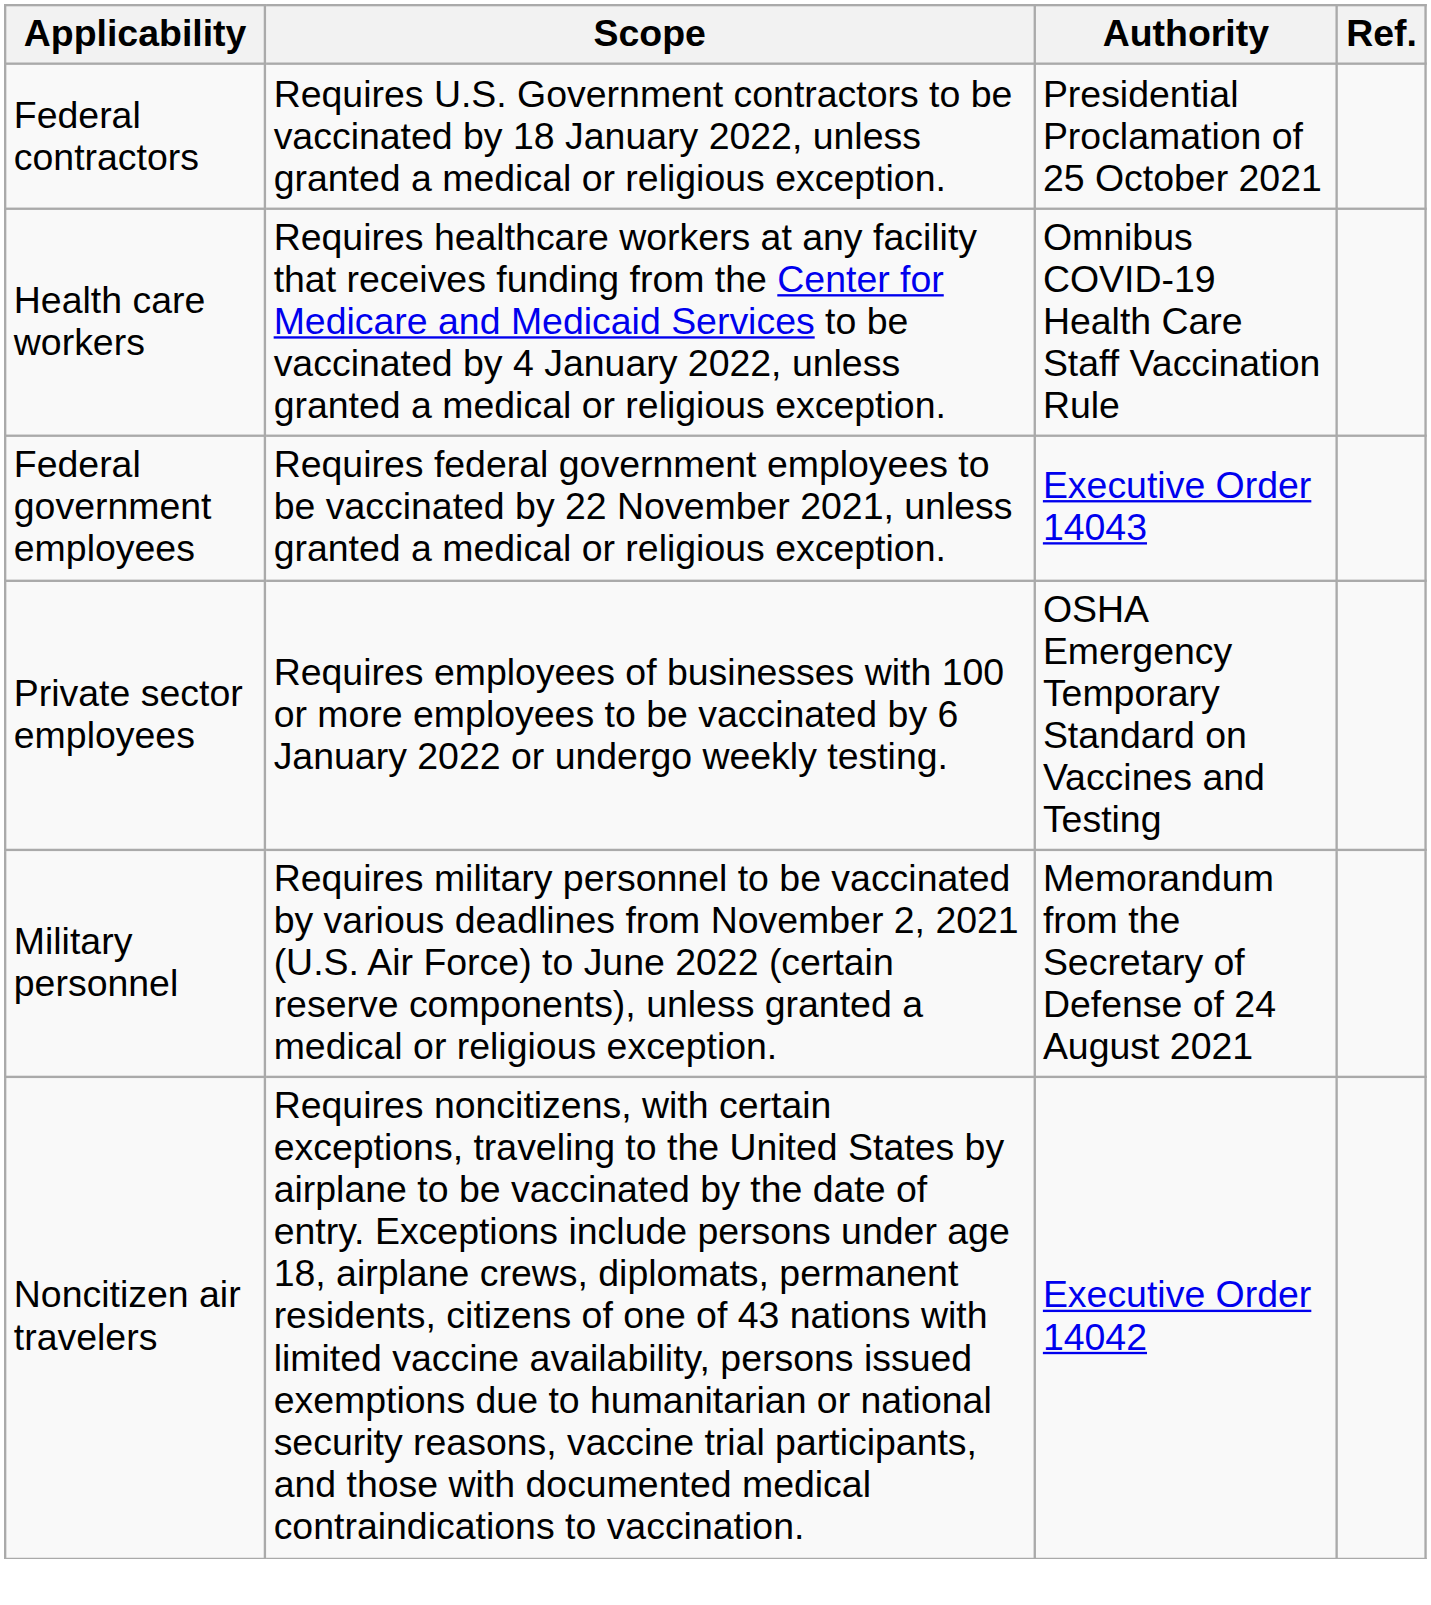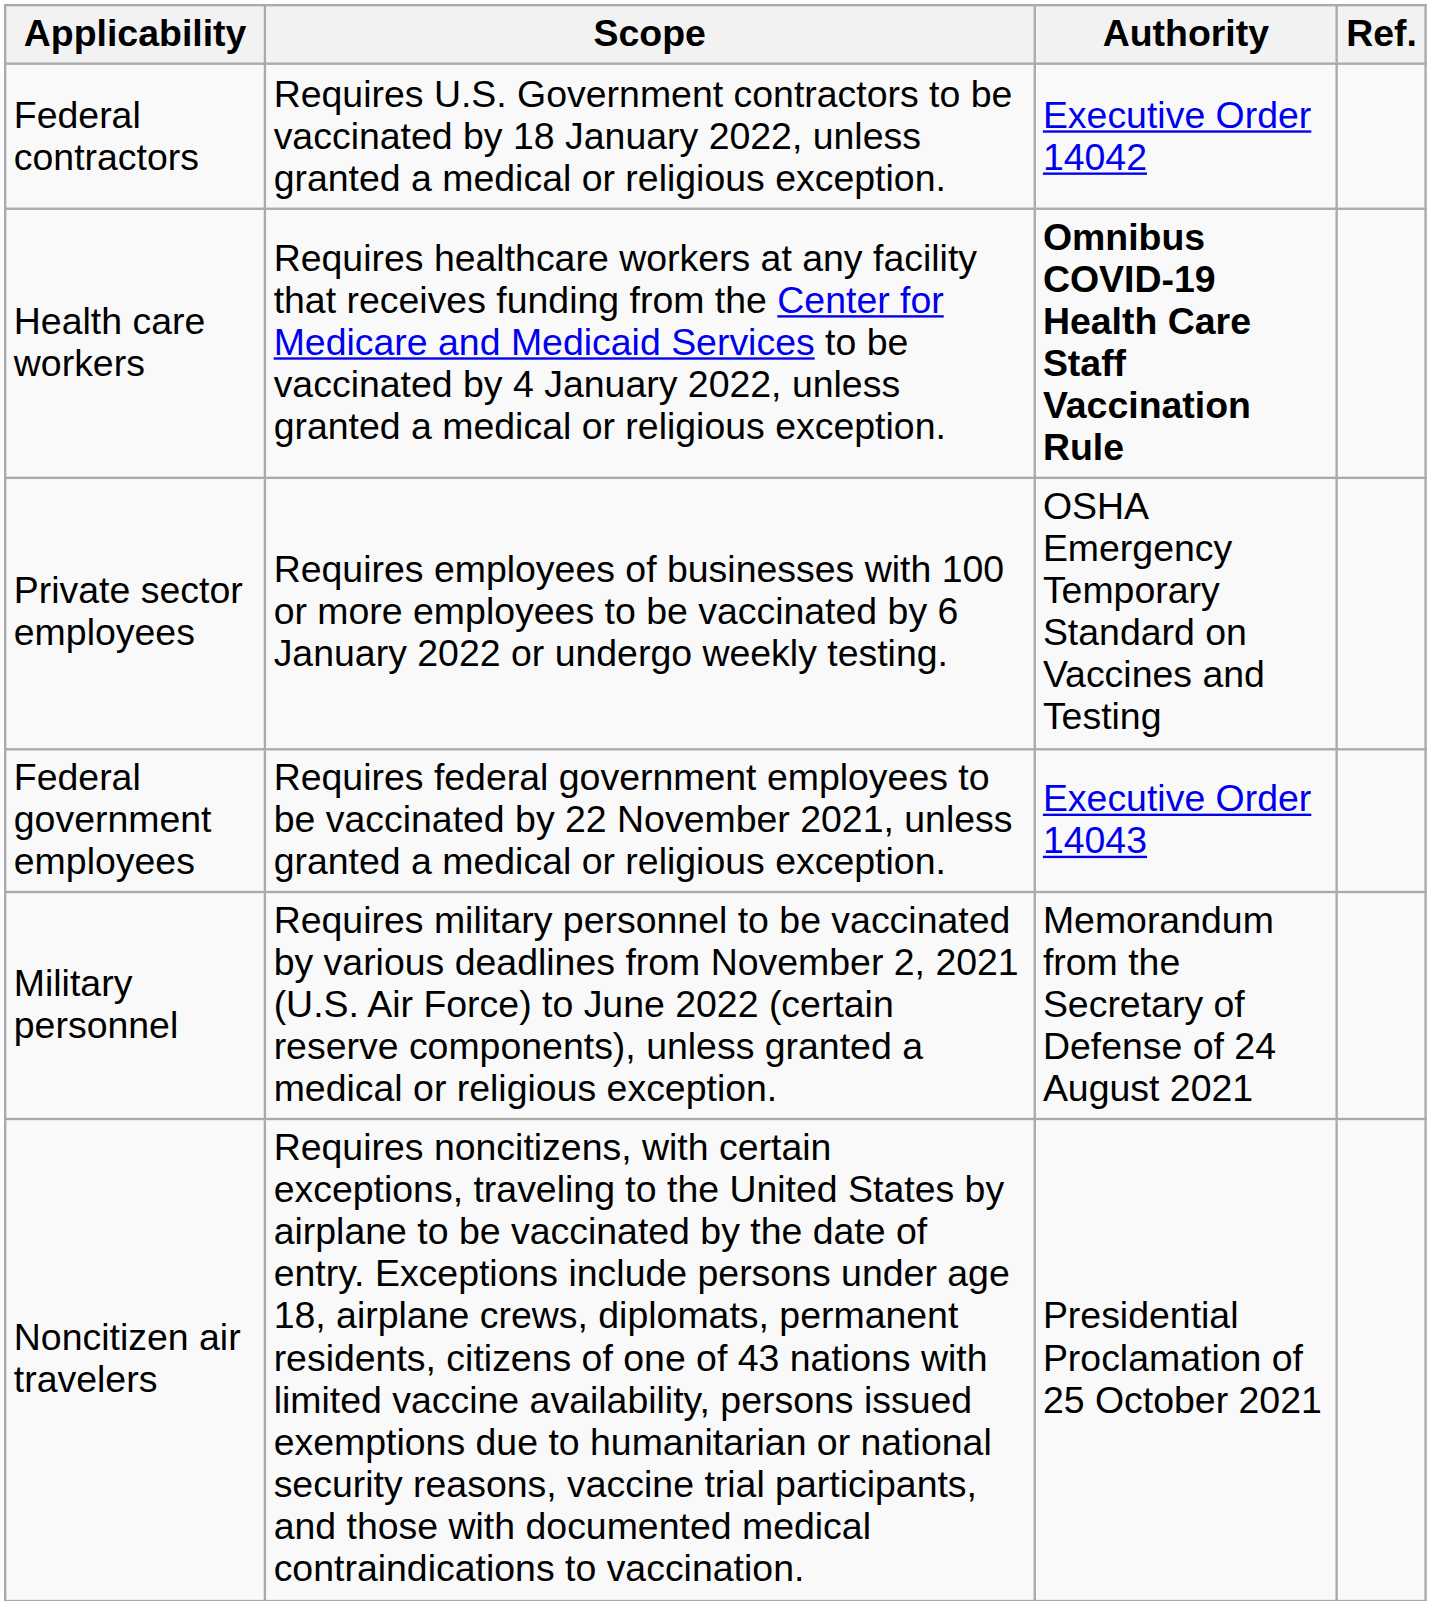(1182, 135) Presidential Proclamation of 25 October 2021 -> (1177, 135) Executive Order 14042
(1182, 321) normal -> (1147, 342) bold
rows swapped: (128, 713) <-> (113, 507)
(1177, 1317) Executive Order 14042 -> (1182, 1359) Presidential Proclamation of 25 October 2021
